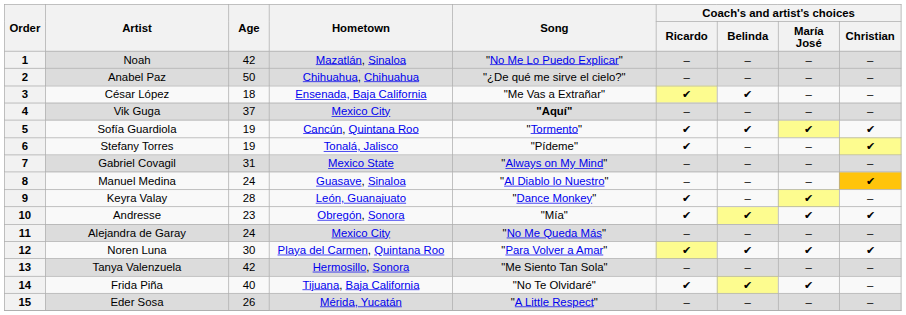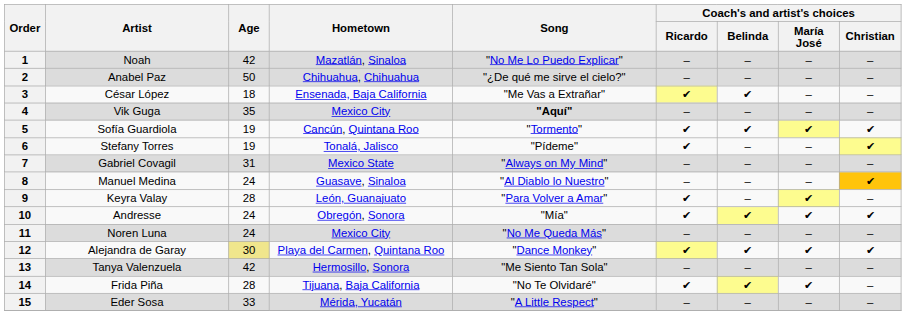(249, 112) 37 -> (249, 112) 35
(554, 198) "Dance Monkey" -> (554, 198) "Para Volver a Amar"
(249, 215) 23 -> (249, 215) 24
(137, 233) Alejandra de Garay -> (137, 233) Noren Luna
(137, 250) Noren Luna -> (137, 250) Alejandra de Garay
(249, 250) no background -> (249, 250) khaki background
(554, 250) "Para Volver a Amar" -> (554, 250) "Dance Monkey"
(249, 285) 40 -> (249, 285) 28
(249, 302) 26 -> (249, 302) 33
